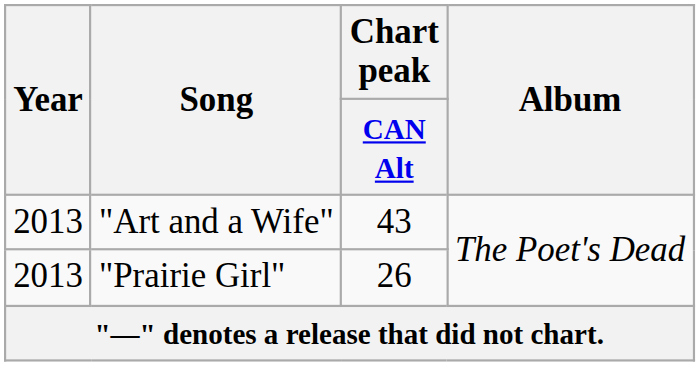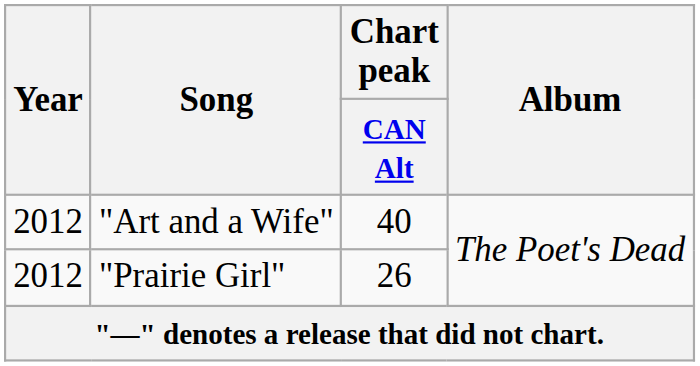(48, 221) 2013 -> (48, 221) 2012
(394, 221) 43 -> (394, 221) 40
(48, 276) 2013 -> (48, 276) 2012
